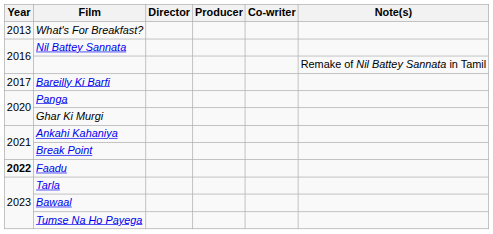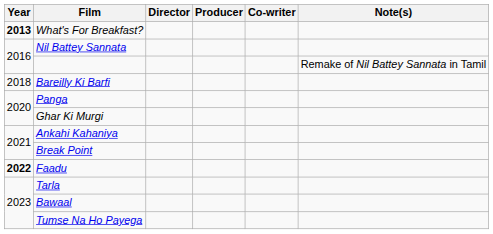(19, 30) normal -> (19, 30) bold
(19, 82) 2017 -> (19, 82) 2018
